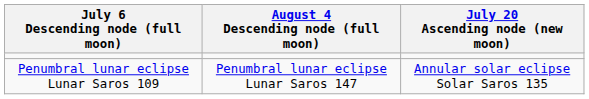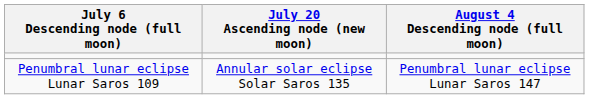columns swapped: (492, 29) <-> (301, 29)
